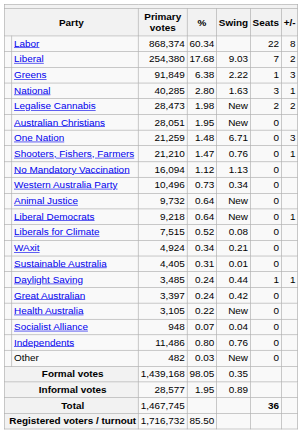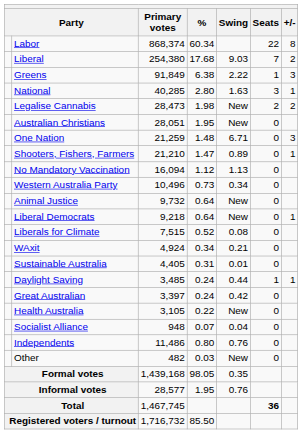(238, 153) 0.76 -> (238, 153) 0.89
(238, 389) 0.89 -> (238, 389) 0.76
